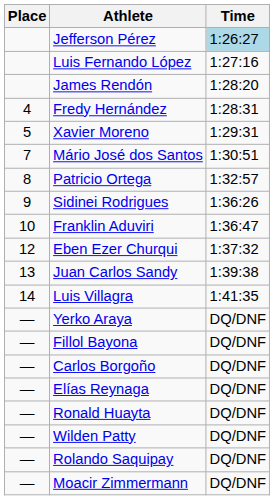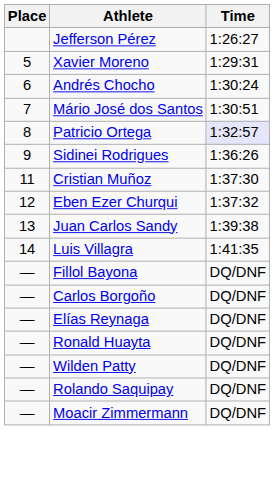(234, 39) lightblue background -> (234, 39) no background
- row: (122, 62)
- row: (103, 86)
- row: (110, 109)
+ row: (104, 86)
(234, 179) no background -> (234, 132) lavender background
- row: (103, 226)
+ row: (102, 179)
- row: (93, 319)
